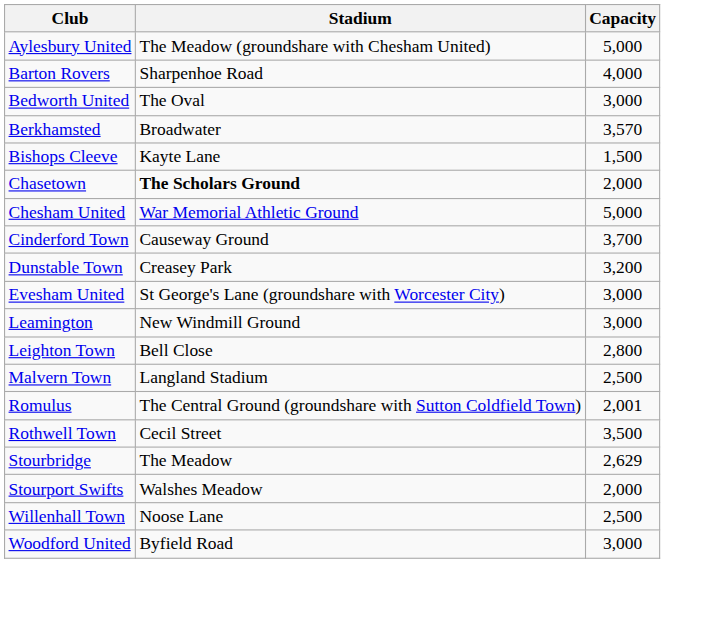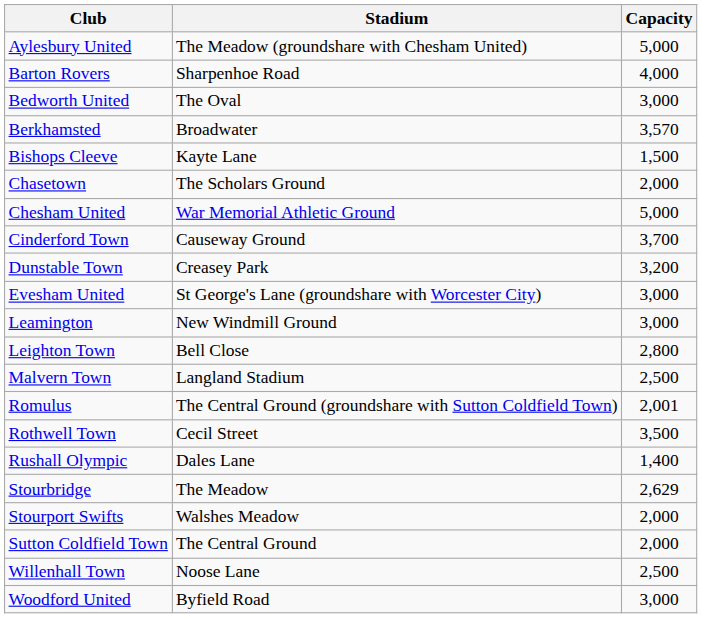(220, 184) bold -> (251, 184) normal
+ row: (68, 460)
+ row: (88, 543)
